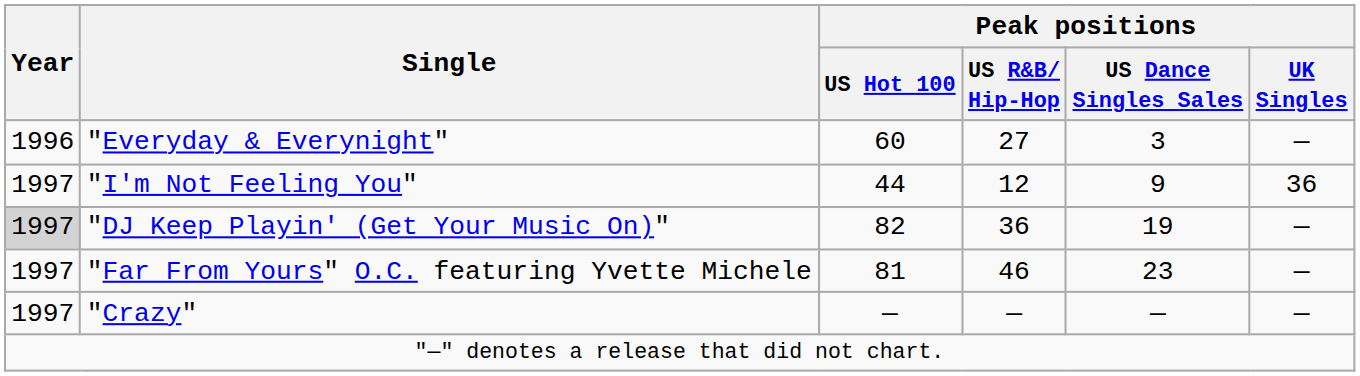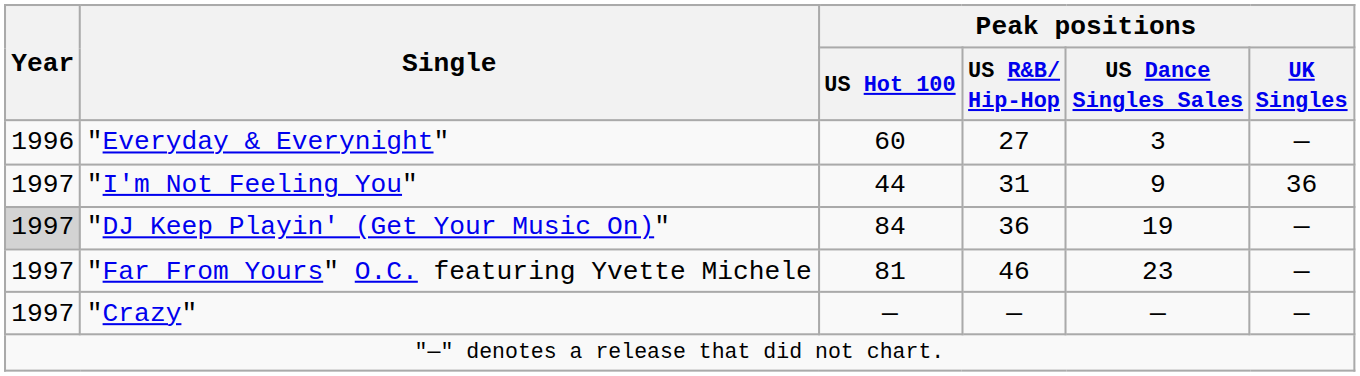(1014, 185) 12 -> (1014, 185) 31
(890, 228) 82 -> (890, 228) 84
